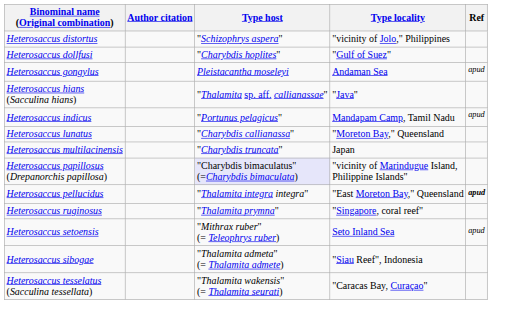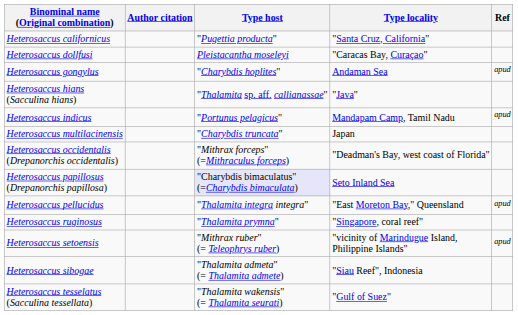+ row: (58, 39)
- row: (52, 39)
(239, 54) "Charybdis hoplites" -> (243, 54) Pleistacantha moseleyi
(362, 54) "Gulf of Suez" -> (380, 54) "Caracas Bay, Curaçao"
(243, 72) Pleistacantha moseleyi -> (239, 72) "Charybdis hoplites"
- row: (49, 134)
+ row: (62, 155)
(395, 171) "vicinity of Marindugue Island, Philippine Islands" -> (363, 182) Seto Inland Sea
(477, 194) bold -> (502, 203) normal
(363, 232) Seto Inland Sea -> (395, 243) "vicinity of Marindugue Island, Philippine Islands"
(380, 286) "Caracas Bay, Curaçao" -> (362, 297) "Gulf of Suez"
